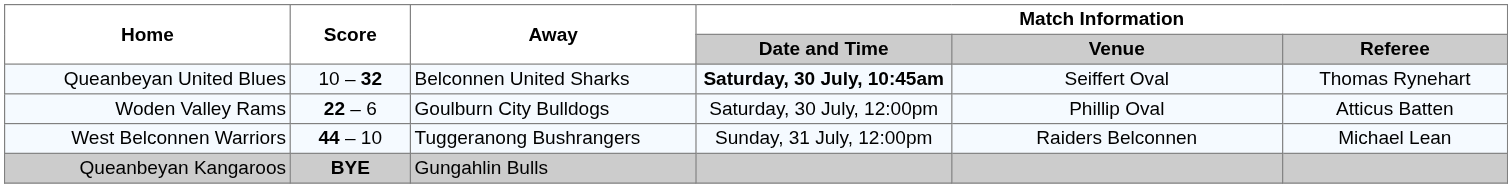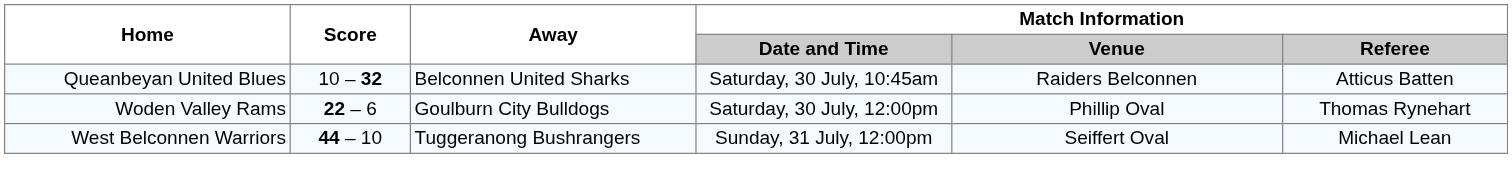(824, 78) bold -> (824, 78) normal
(1117, 78) Seiffert Oval -> (1117, 78) Raiders Belconnen
(1395, 78) Thomas Rynehart -> (1395, 78) Atticus Batten
(1395, 108) Atticus Batten -> (1395, 108) Thomas Rynehart
(1117, 138) Raiders Belconnen -> (1117, 138) Seiffert Oval
- row: (183, 168)
